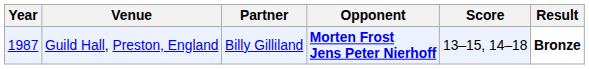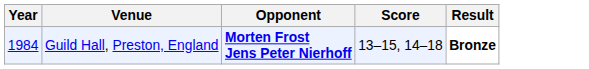- column: (264, 16)
(23, 45) 1987 -> (23, 45) 1984
